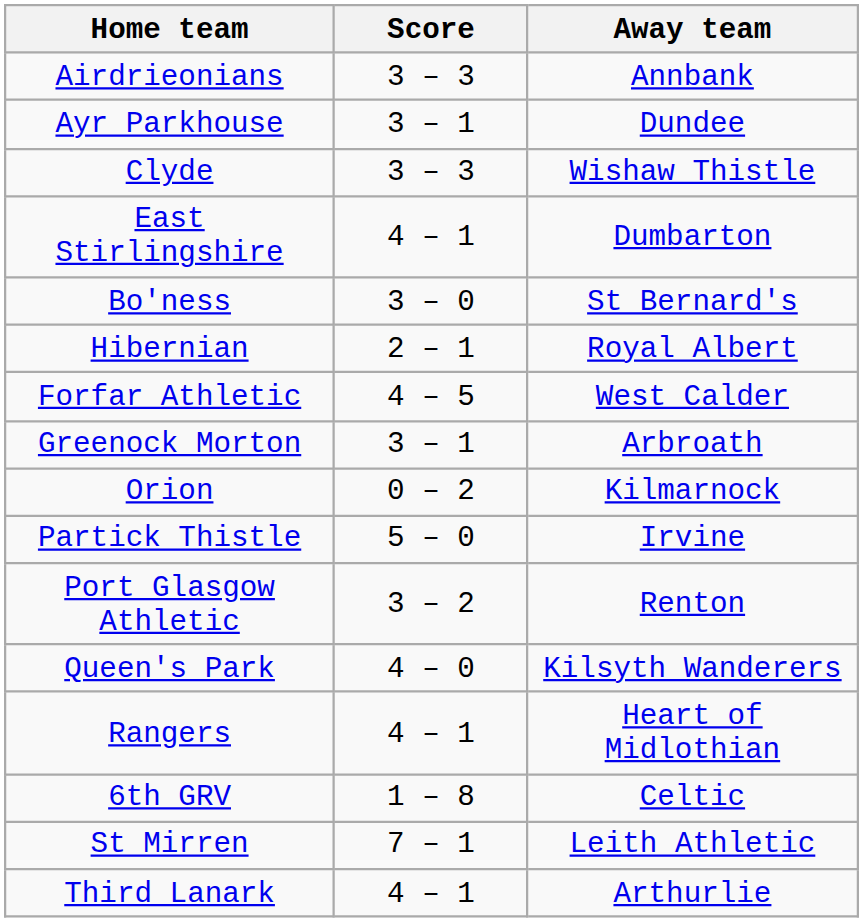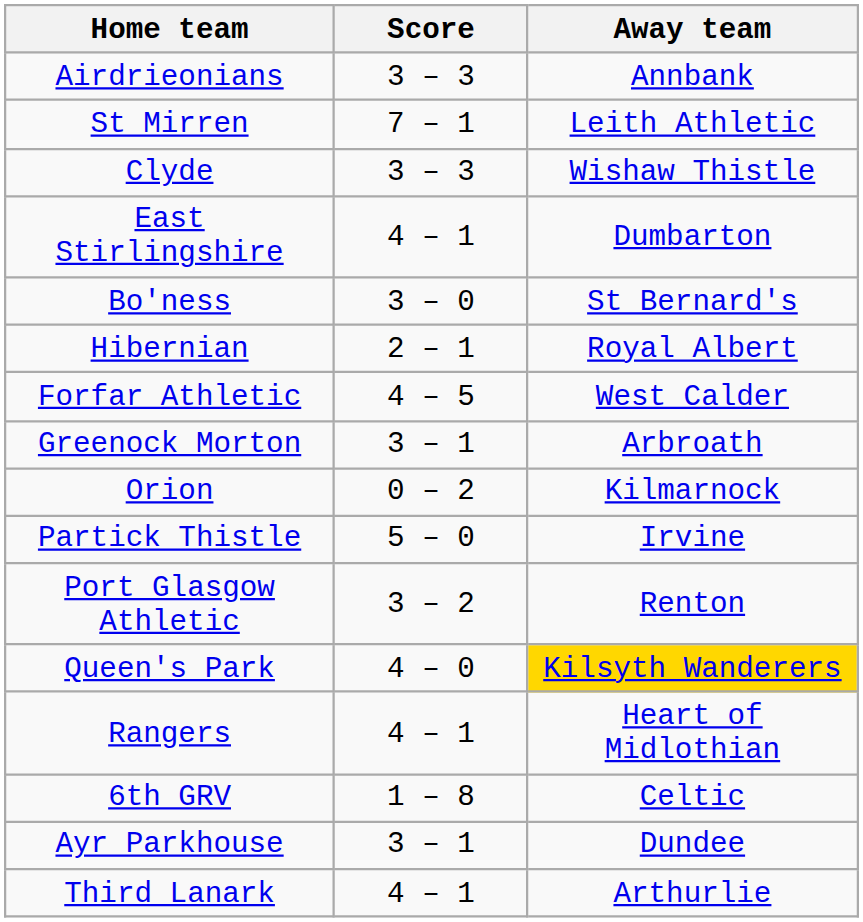rows swapped: (170, 124) <-> (170, 845)
(692, 669) no background -> (692, 669) gold background
